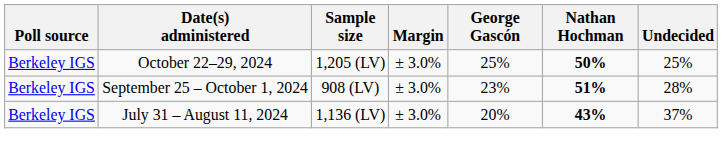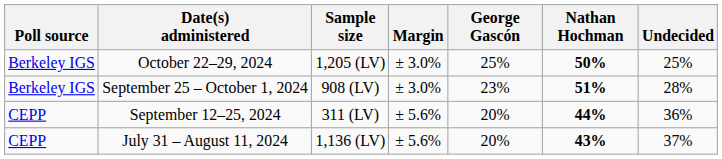+ row: (205, 115)
(52, 115) Berkeley IGS -> (27, 141) CEPP
(418, 115) ± 3.0% -> (418, 141) ± 5.6%
